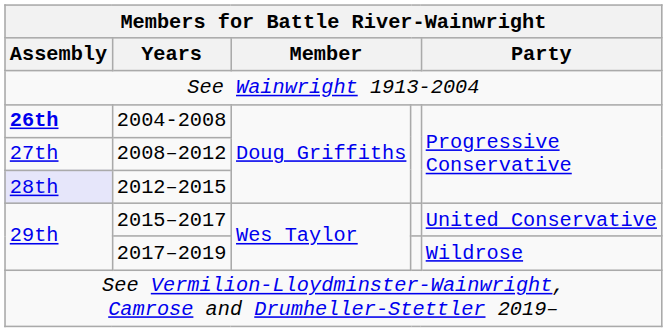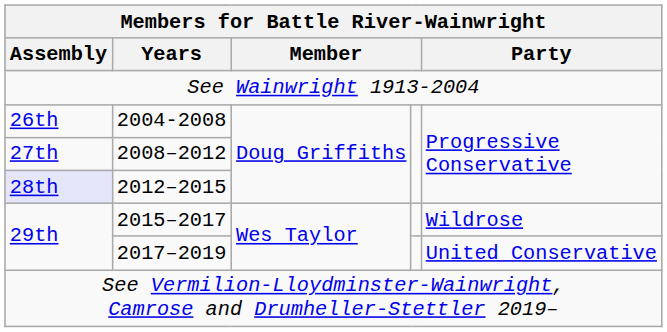(34, 121) bold -> (34, 121) normal
(541, 220) United Conservative -> (474, 220) Wildrose
(474, 253) Wildrose -> (541, 253) United Conservative
